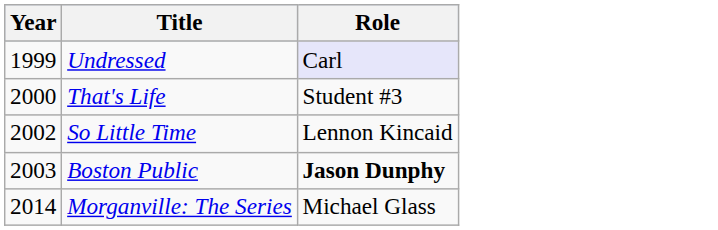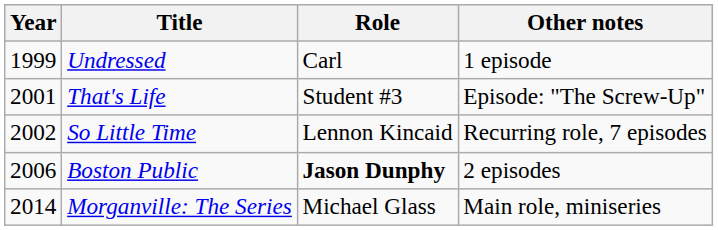+ column: (585, 22)
(322, 59) lavender background -> (322, 59) no background
(33, 96) 2000 -> (33, 96) 2001
(33, 170) 2003 -> (33, 170) 2006
